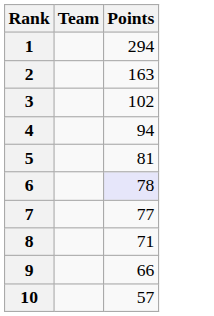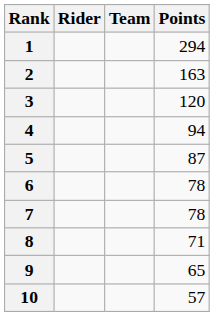+ column: (79, 18)
(141, 102) 102 -> (192, 102) 120
(145, 158) 81 -> (197, 158) 87
(145, 185) lavender background -> (197, 185) no background
(145, 213) 77 -> (197, 213) 78
(145, 269) 66 -> (197, 269) 65
